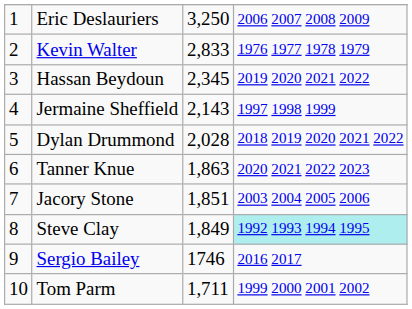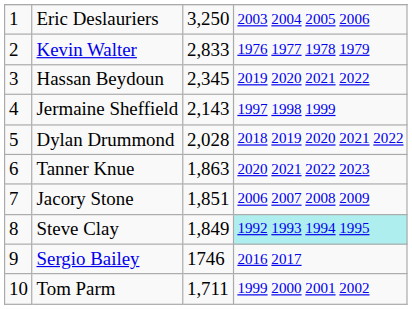(303, 19) 2006 2007 2008 2009 -> (303, 19) 2003 2004 2005 2006
(303, 199) 2003 2004 2005 2006 -> (303, 199) 2006 2007 2008 2009
